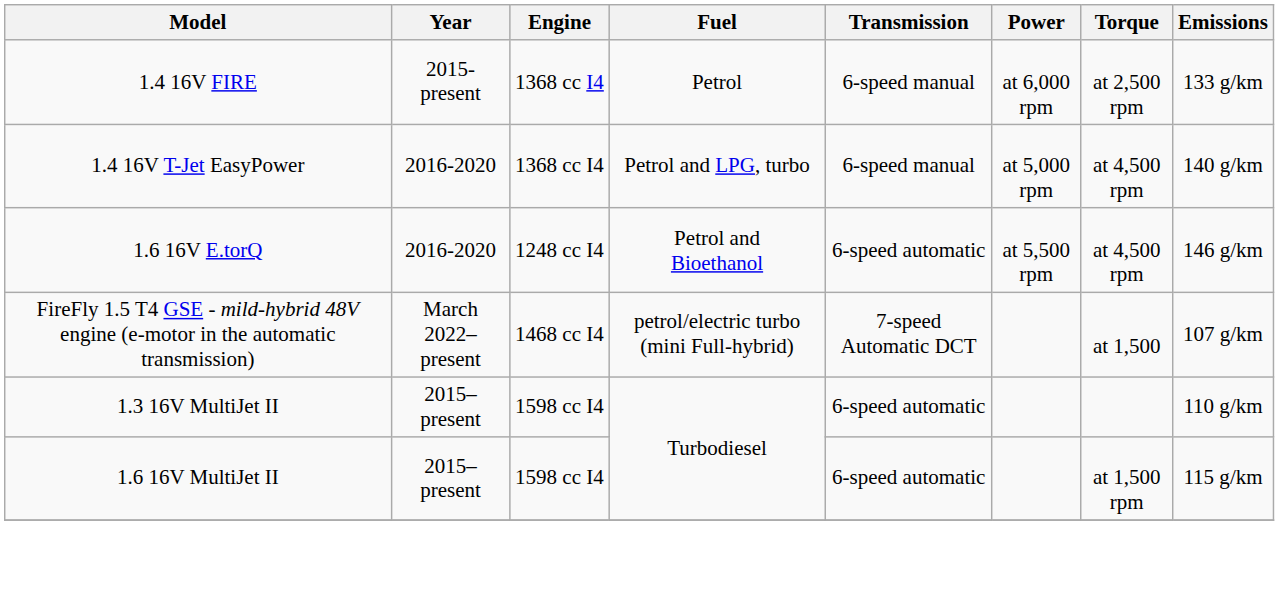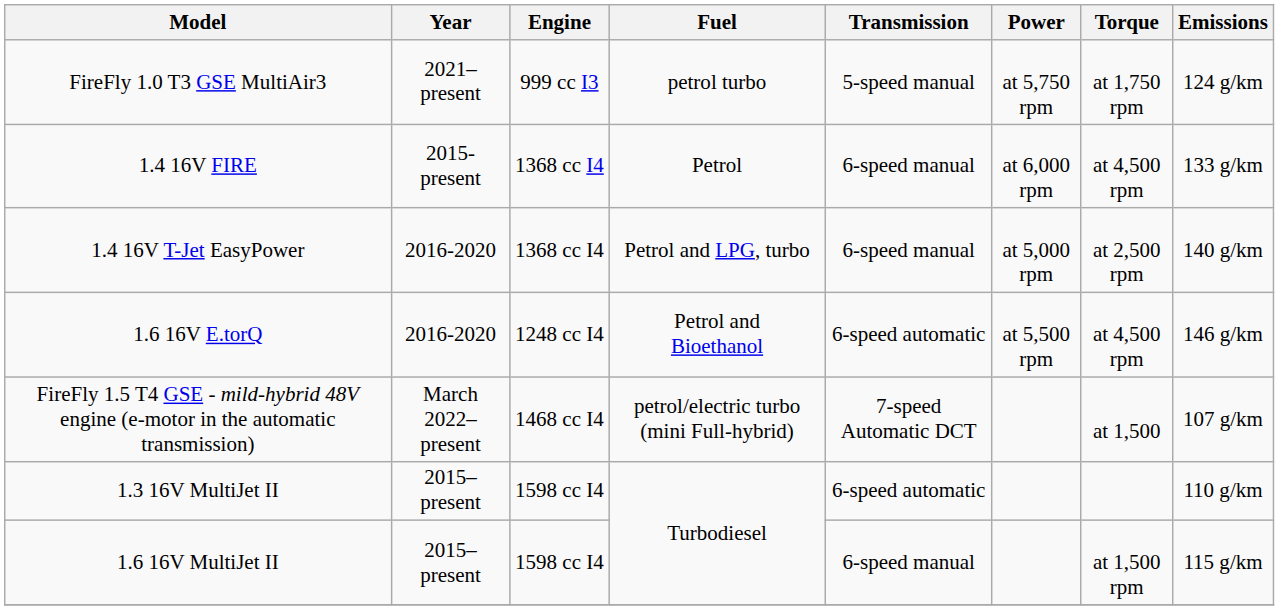+ row: (198, 81)
(1127, 94) at 2,500 rpm -> (1127, 178) at 4,500 rpm
(1127, 178) at 4,500 rpm -> (1127, 262) at 2,500 rpm
(909, 478) 6-speed automatic -> (909, 562) 6-speed manual
